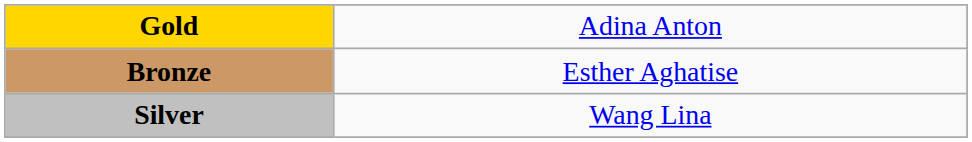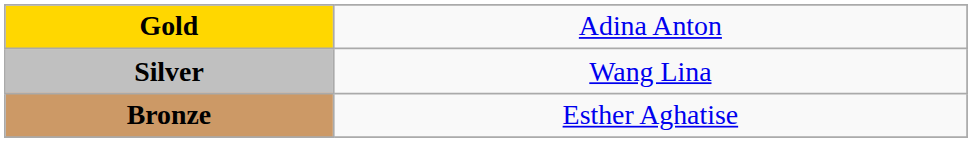rows swapped: (169, 114) <-> (169, 70)
